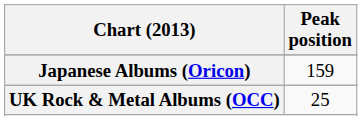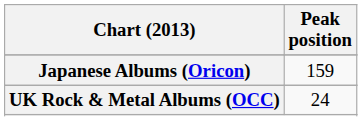(320, 99) 25 -> (320, 99) 24
